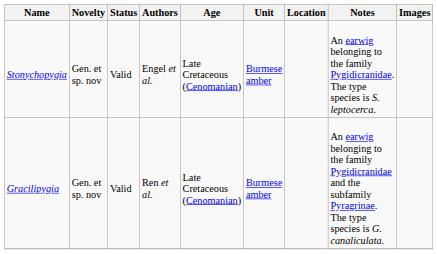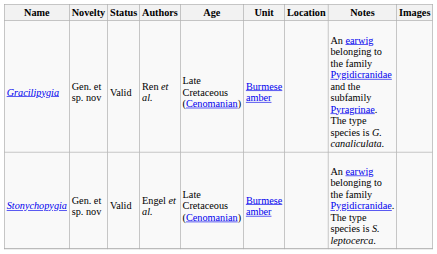rows swapped: (33, 189) <-> (37, 74)
